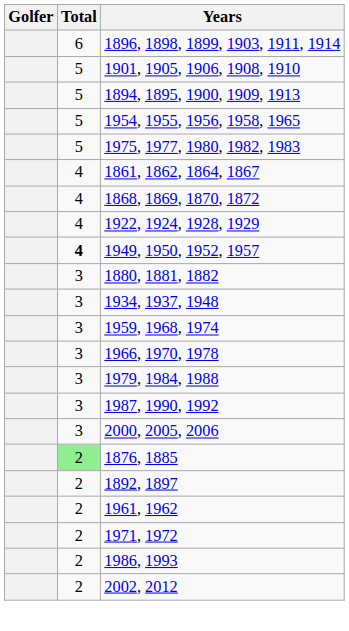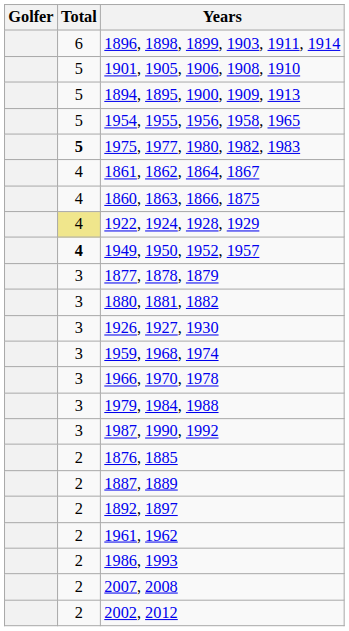(79, 146) normal -> (79, 146) bold
- row: (182, 198)
+ row: (182, 198)
(79, 224) no background -> (79, 224) khaki background
+ row: (161, 276)
+ row: (161, 328)
- row: (161, 302)
- row: (161, 431)
(79, 457) lightgreen background -> (79, 457) no background
+ row: (141, 483)
- row: (141, 535)
+ row: (141, 586)
